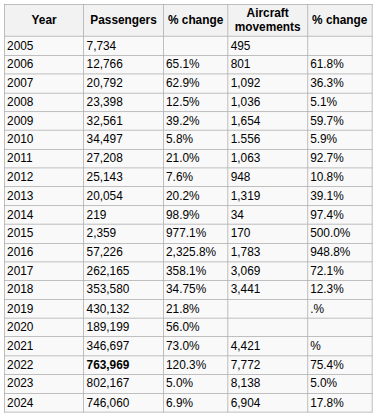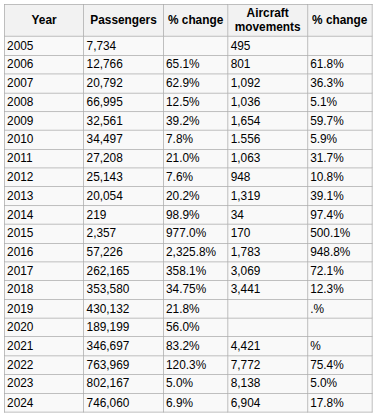(105, 102) 23,398 -> (105, 102) 66,995
(180, 139) 5.8% -> (180, 139) 7.8%
(327, 158) 92.7% -> (327, 158) 31.7%
(101, 233) 2,359 -> (101, 233) 2,357
(186, 233) 977.1% -> (186, 233) 977.0%
(330, 233) 500.0% -> (330, 233) 500.1%
(183, 346) 73.0% -> (183, 346) 83.2%
(108, 365) bold -> (108, 365) normal
